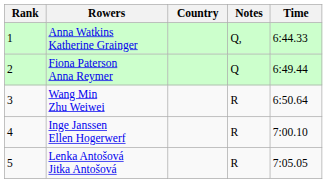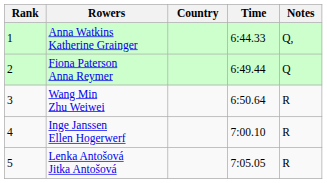columns swapped: (296, 13) <-> (249, 13)
